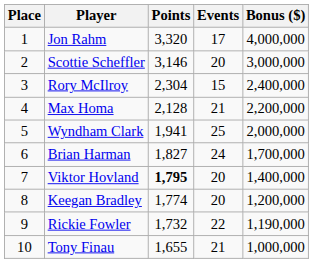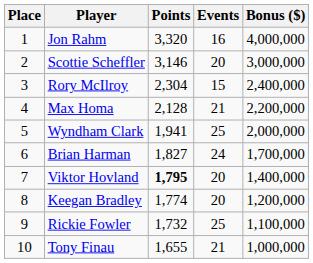(218, 39) 17 -> (218, 39) 16
(218, 223) 22 -> (218, 223) 25
(276, 223) 1,190,000 -> (276, 223) 1,100,000
